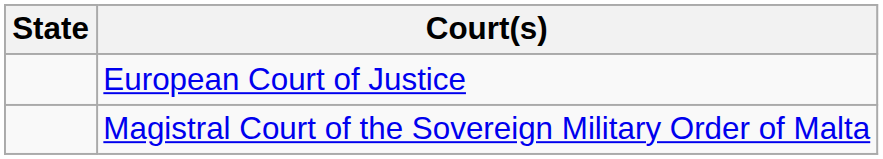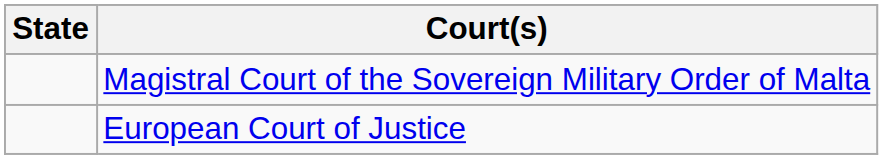rows swapped: (285, 79) <-> (487, 128)
